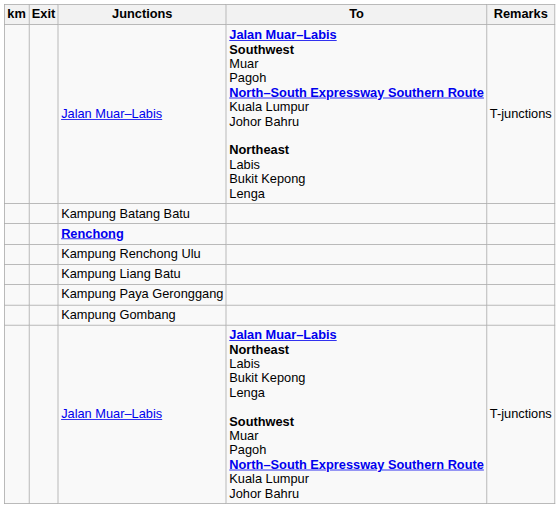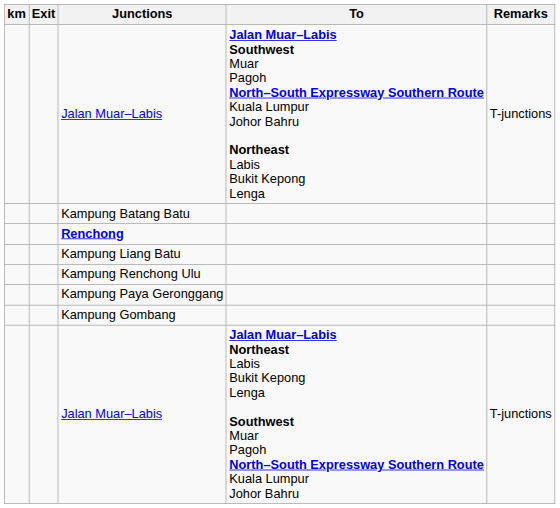rows swapped: (131, 254) <-> (121, 274)
